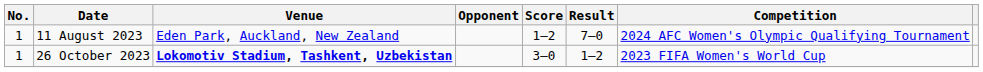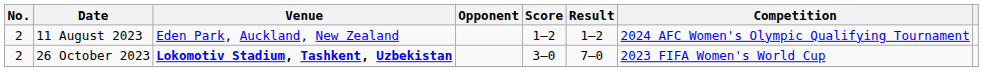(19, 35) 1 -> (19, 35) 2
(592, 35) 7–0 -> (592, 35) 1–2
(19, 56) 1 -> (19, 56) 2
(592, 56) 1–2 -> (592, 56) 7–0
